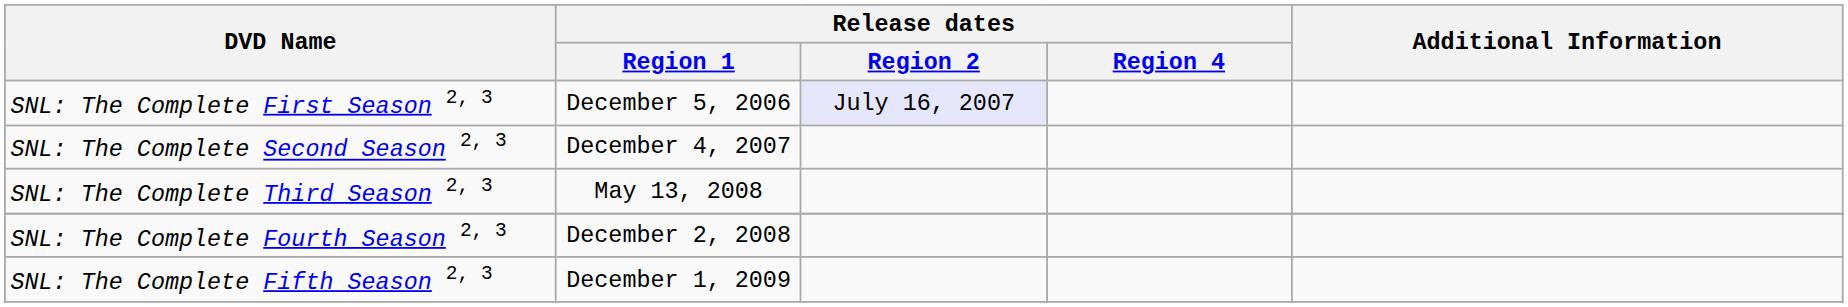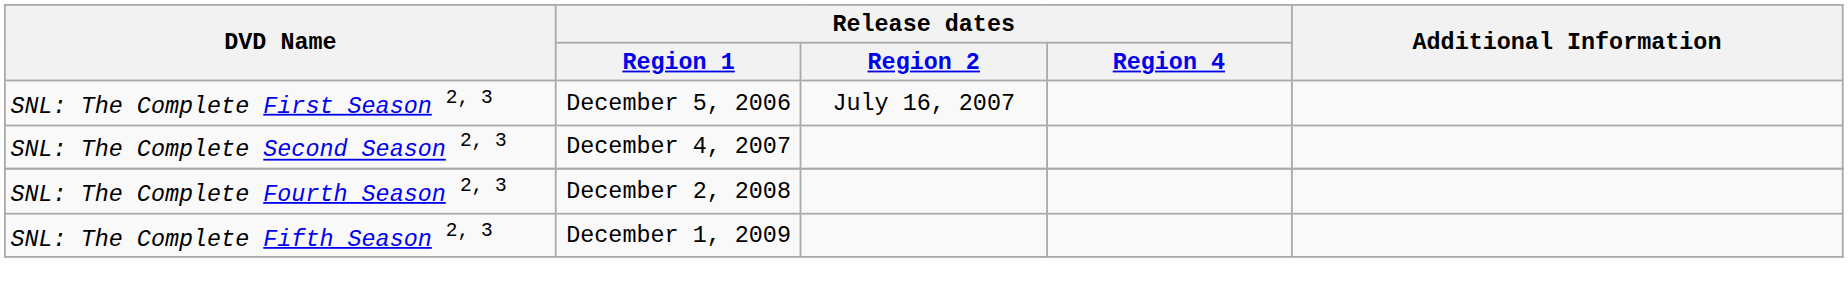(924, 103) lavender background -> (924, 103) no background
- row: (252, 191)
